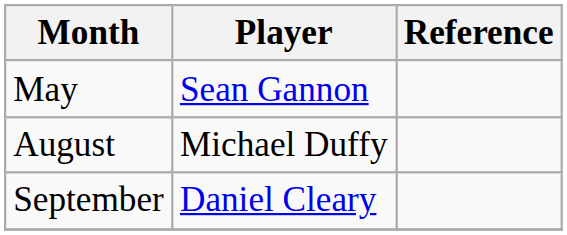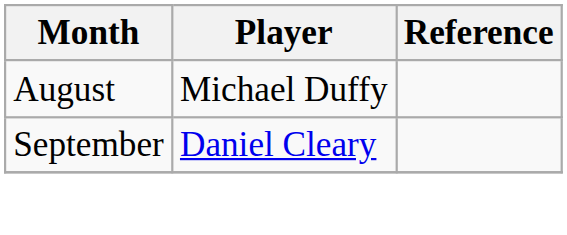- row: (45, 88)
